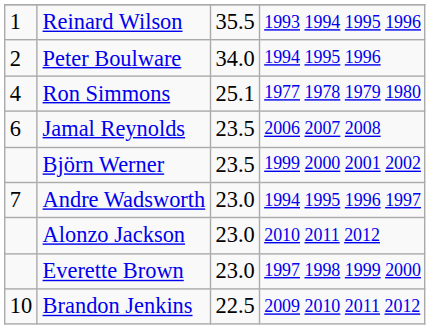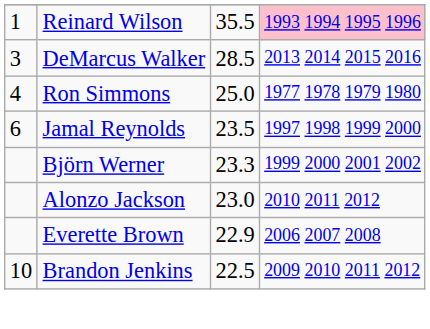(343, 22) no background -> (343, 22) pink background
- row: (112, 57)
+ row: (124, 57)
(235, 93) 25.1 -> (235, 93) 25.0
(322, 128) 2006 2007 2008 -> (343, 128) 1997 1998 1999 2000
(235, 164) 23.5 -> (235, 164) 23.3
- row: (124, 199)
(235, 270) 23.0 -> (235, 235) 22.9
(343, 270) 1997 1998 1999 2000 -> (322, 235) 2006 2007 2008
